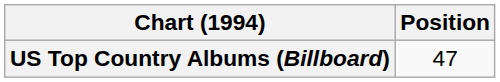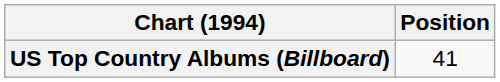(445, 58) 47 -> (445, 58) 41
